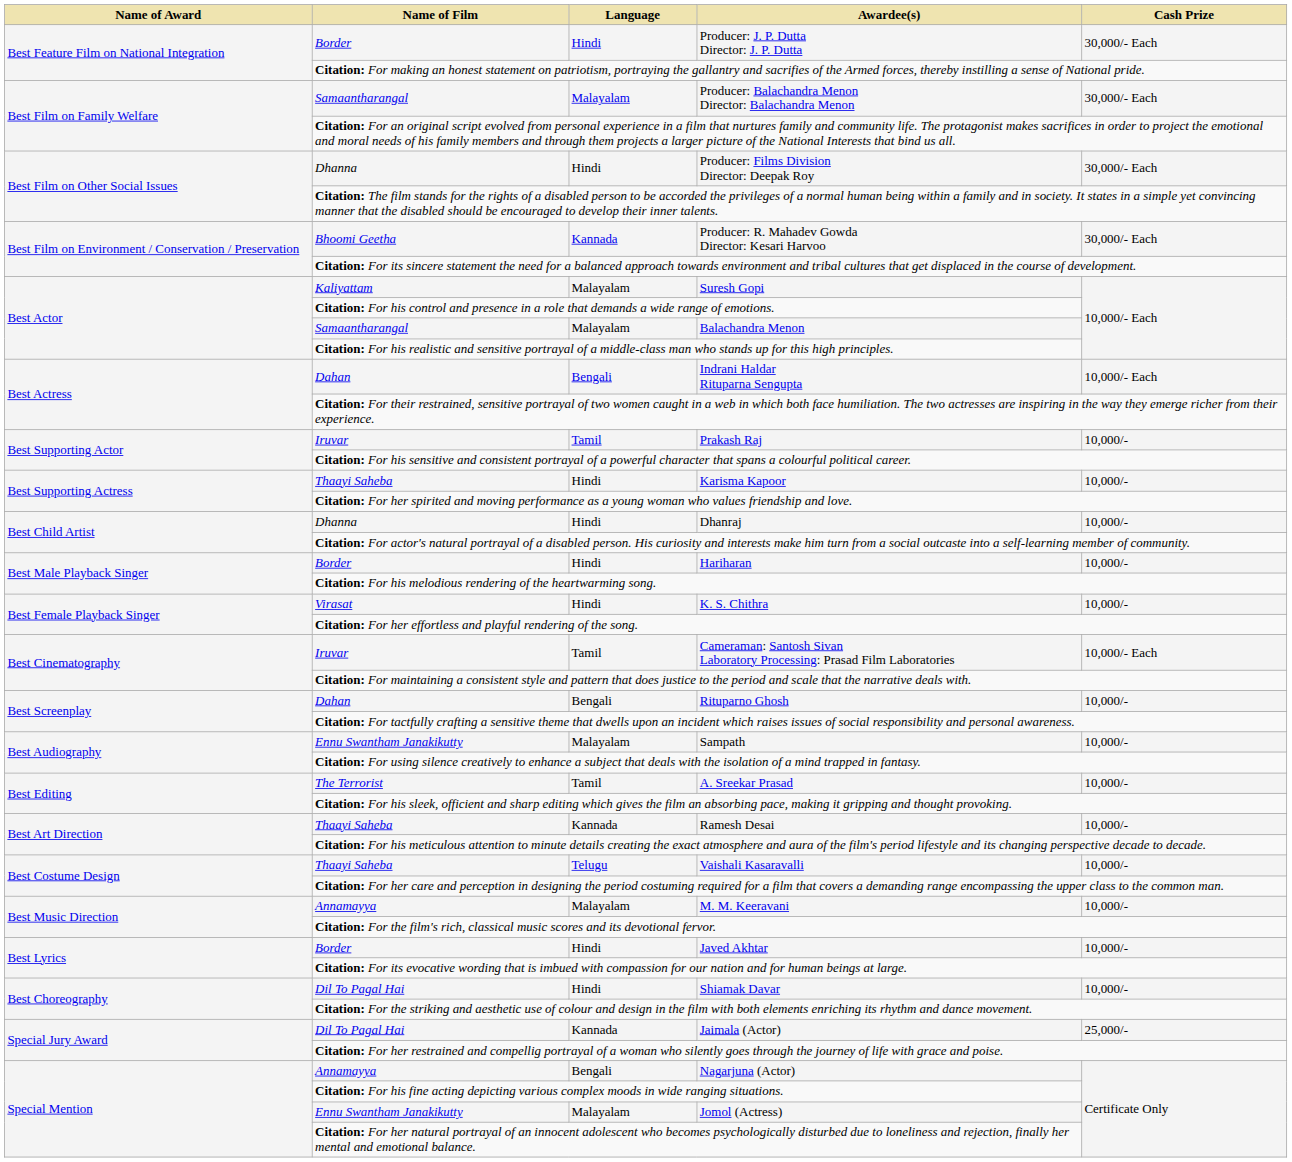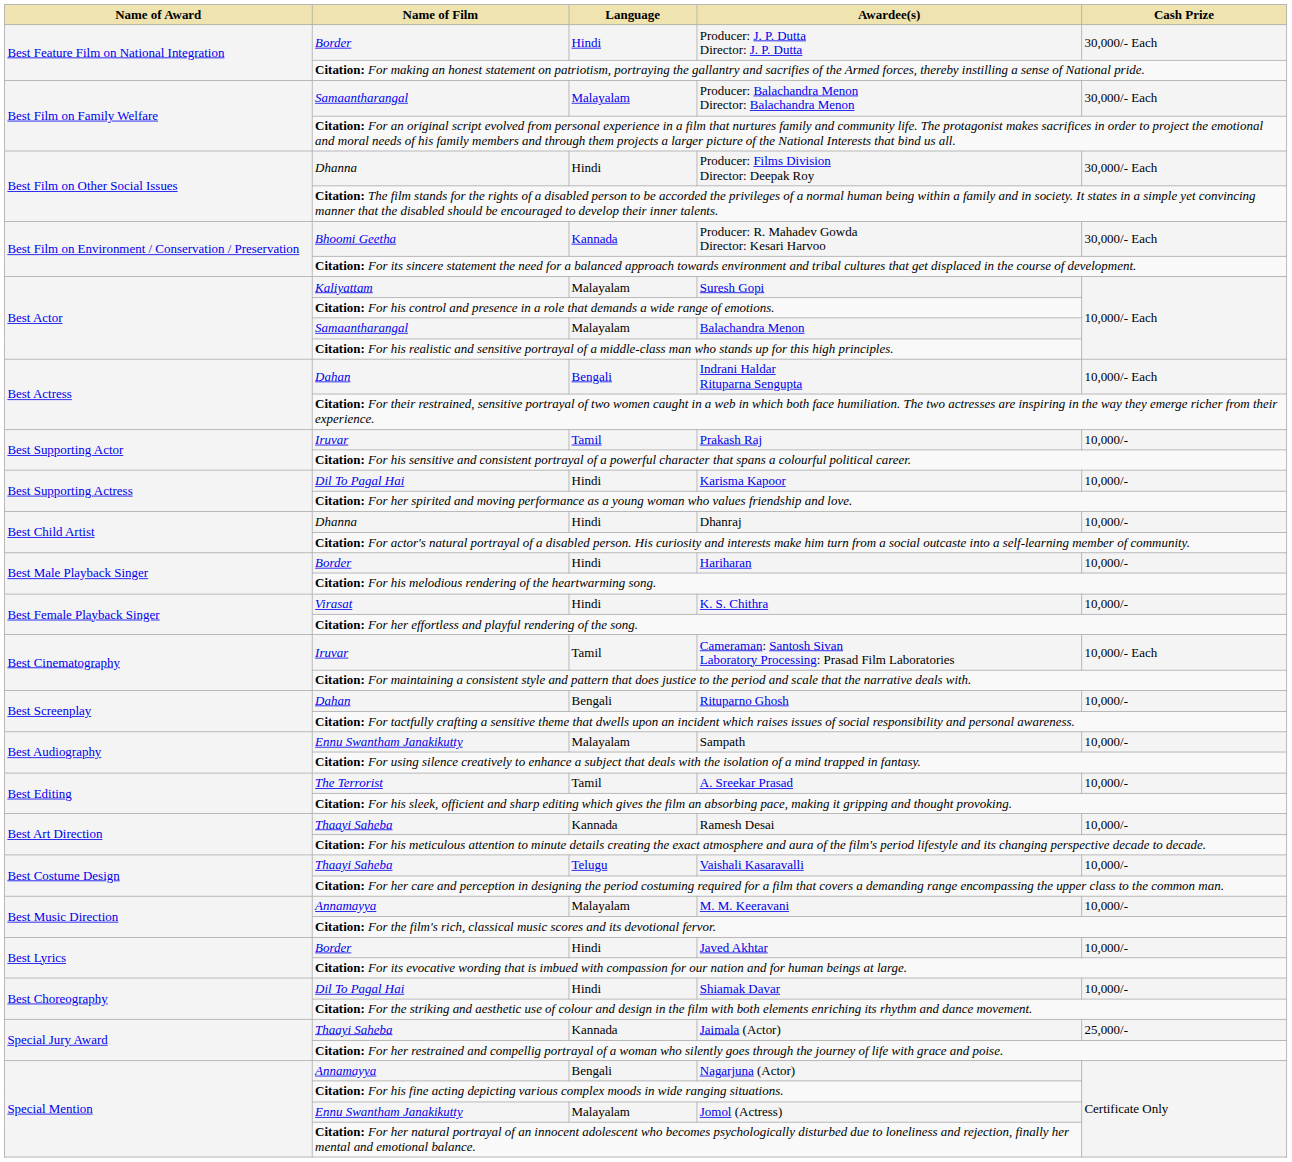(354, 480) Thaayi Saheba -> (360, 480) Dil To Pagal Hai
(360, 1029) Dil To Pagal Hai -> (354, 1029) Thaayi Saheba
